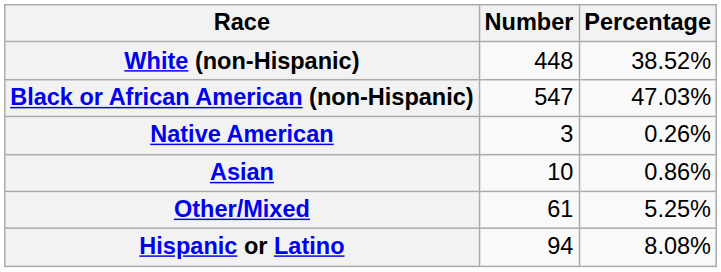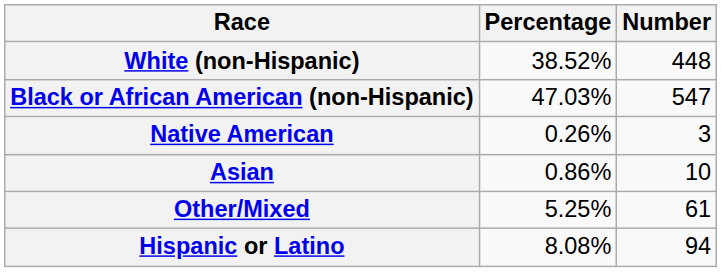columns swapped: (529, 23) <-> (648, 23)
